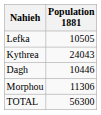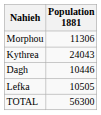rows swapped: (25, 86) <-> (18, 39)
